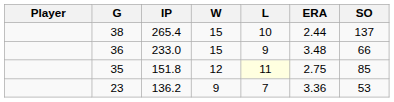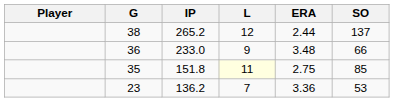- column: (216, 13)
(166, 32) 265.4 -> (190, 32) 265.2
(265, 32) 10 -> (247, 32) 12
